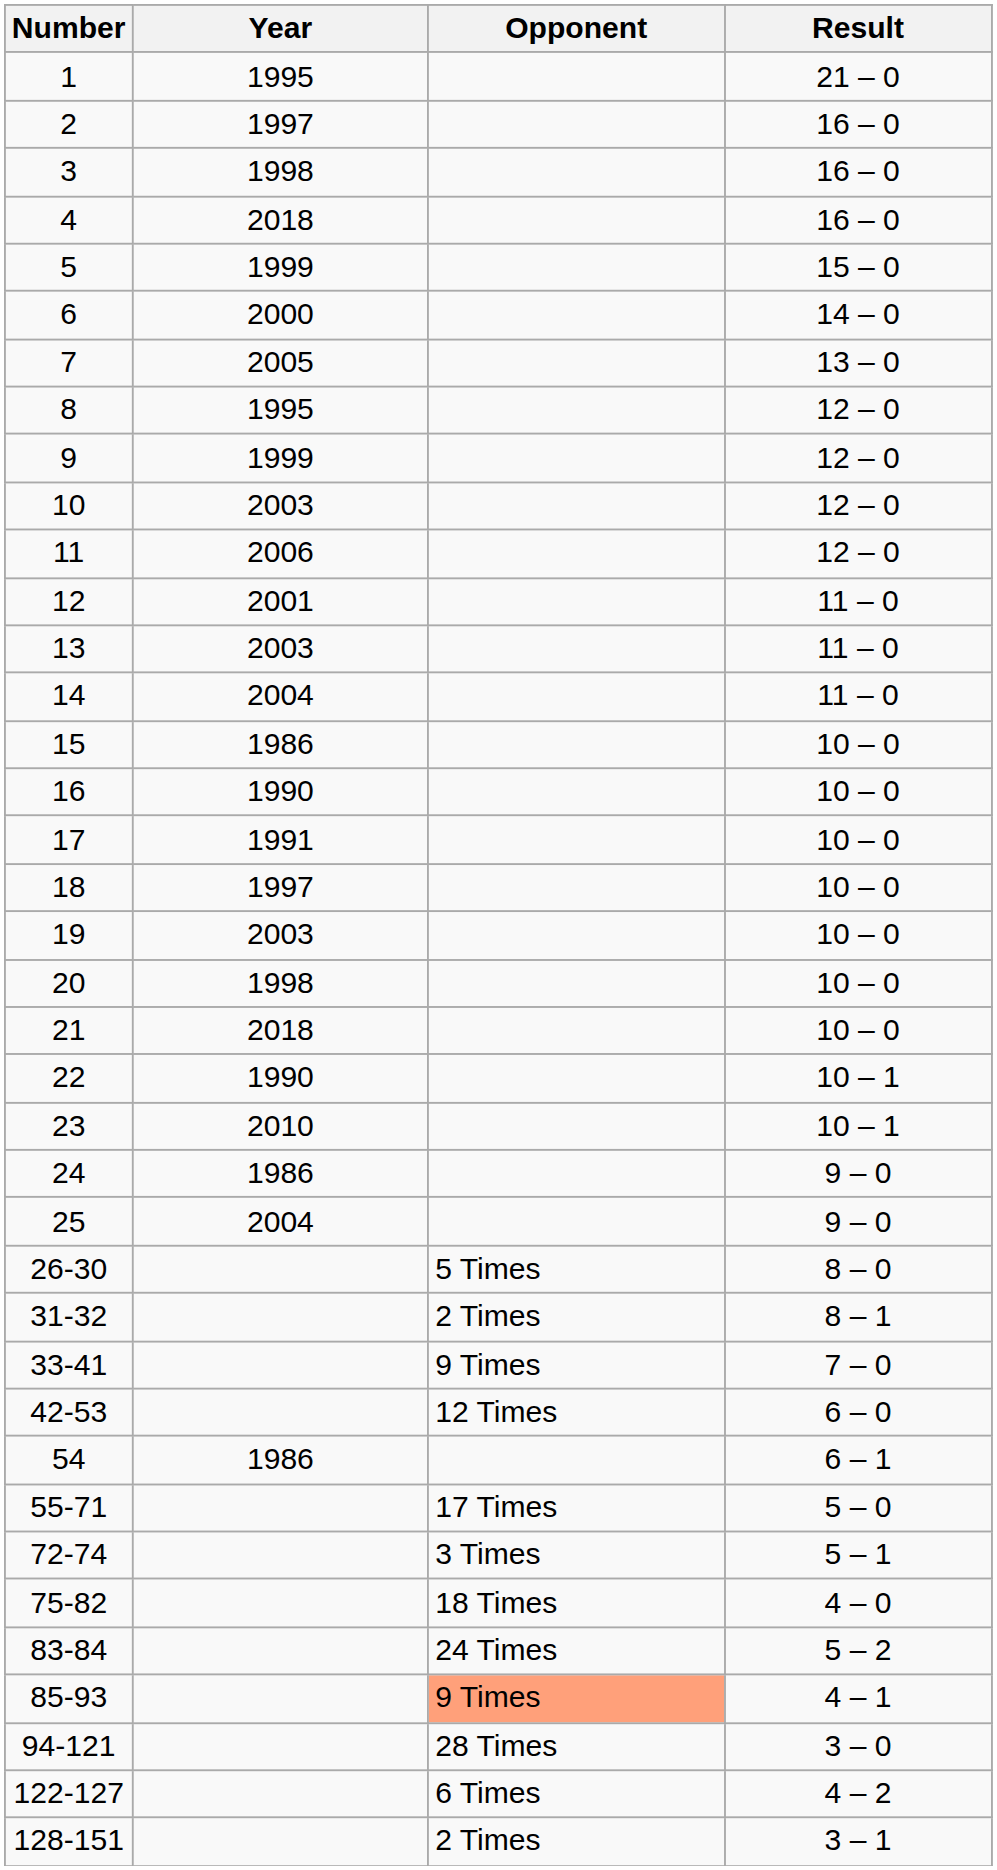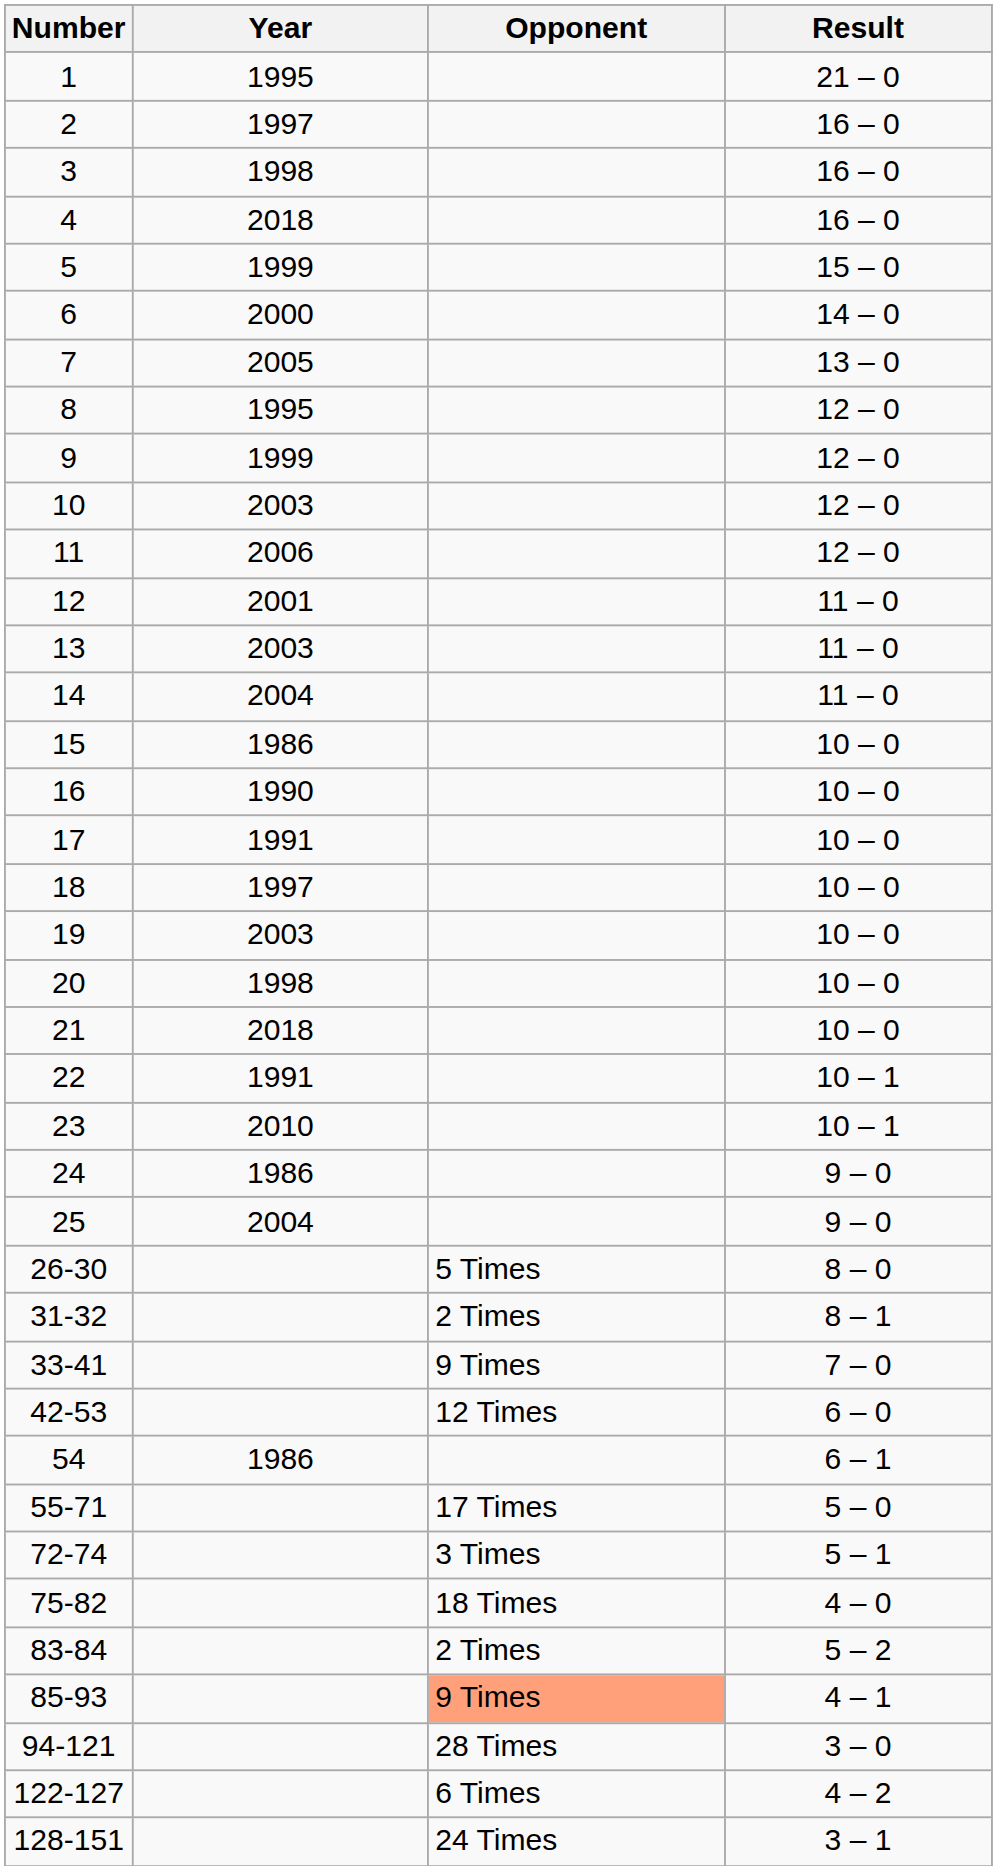(280, 1077) 1990 -> (280, 1077) 1991
(496, 1650) 24 Times -> (488, 1650) 2 Times
(488, 1841) 2 Times -> (496, 1841) 24 Times
